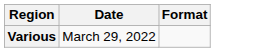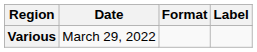+ column: (231, 15)
